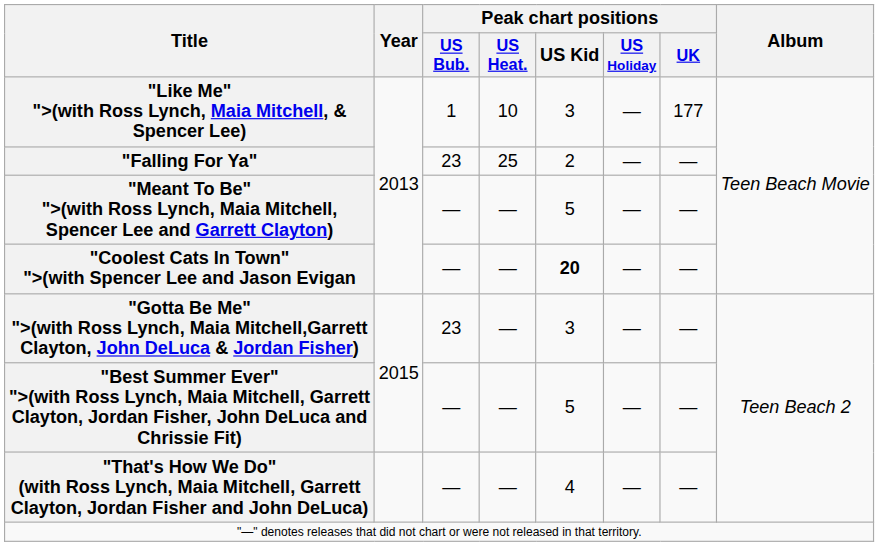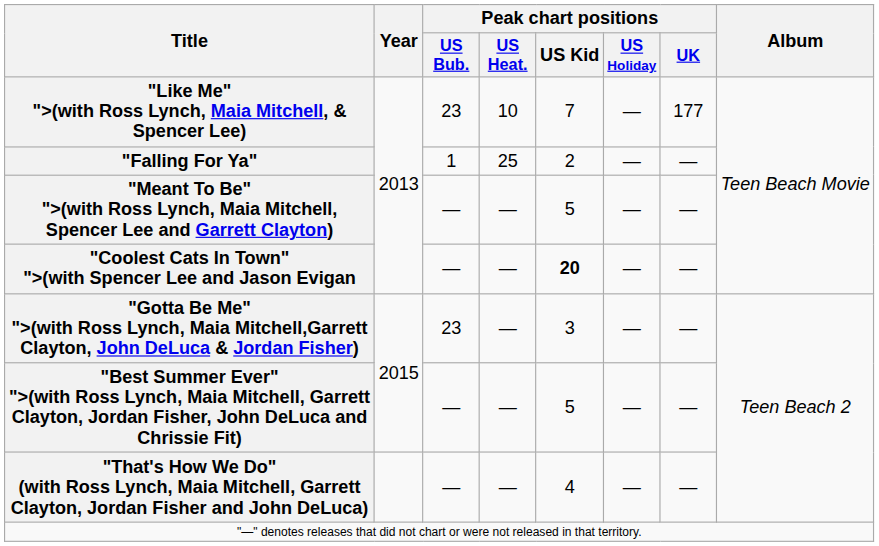(451, 111) 1 -> (451, 111) 23
(570, 111) 3 -> (570, 111) 7
(451, 160) 23 -> (451, 160) 1
